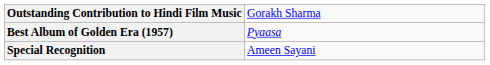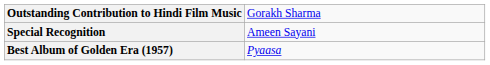rows swapped: (90, 32) <-> (56, 50)
